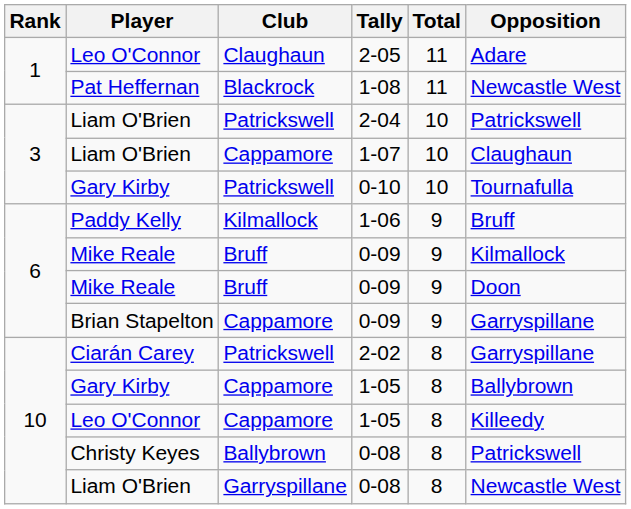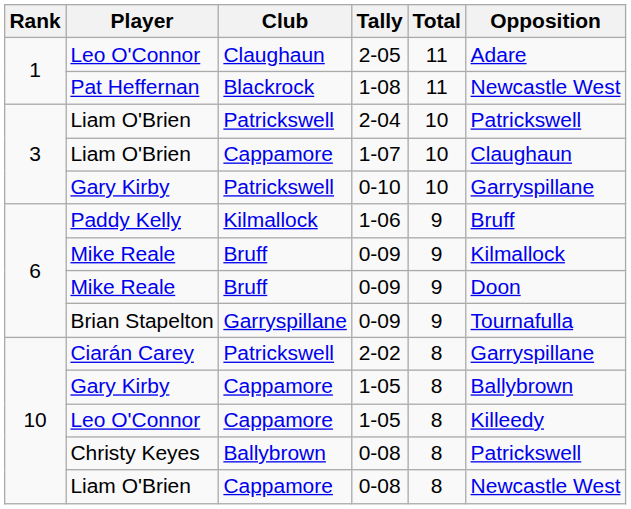(522, 187) Tournafulla -> (532, 187) Garryspillane
(278, 320) Cappamore -> (285, 320) Garryspillane
(532, 320) Garryspillane -> (522, 320) Tournafulla
(285, 486) Garryspillane -> (278, 486) Cappamore
